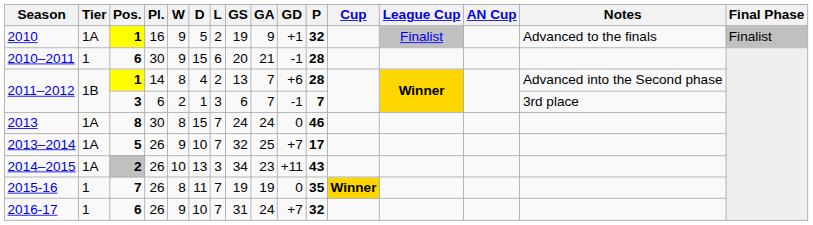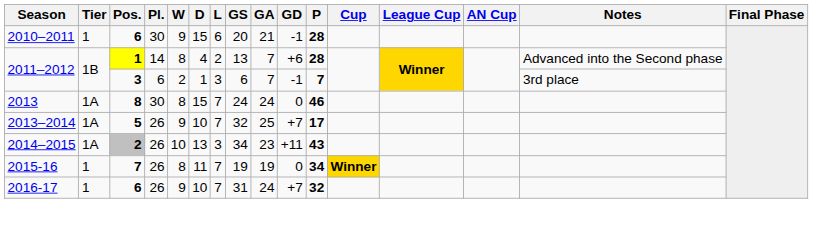- row: (23, 36)
(317, 187) 35 -> (317, 166) 34
